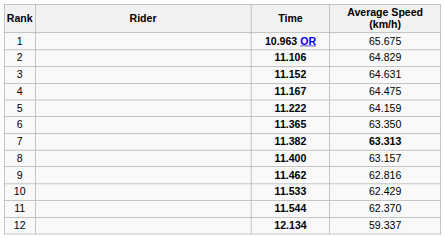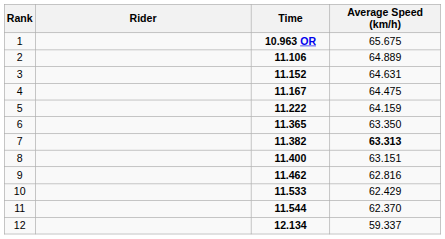(385, 58) 64.829 -> (385, 58) 64.889
(385, 158) 63.157 -> (385, 158) 63.151
